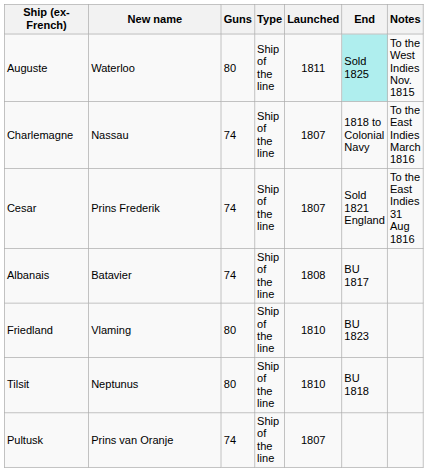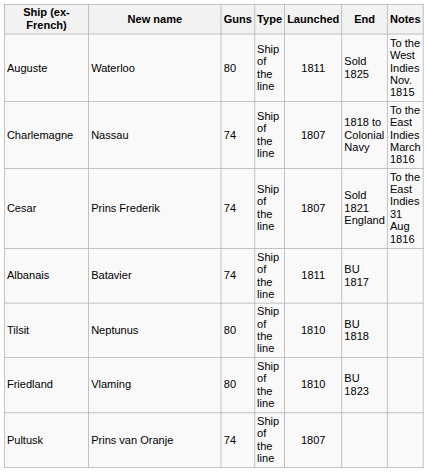(357, 68) paleturquoise background -> (357, 68) no background
(313, 275) 1808 -> (313, 275) 1811
rows swapped: (18, 385) <-> (30, 330)
